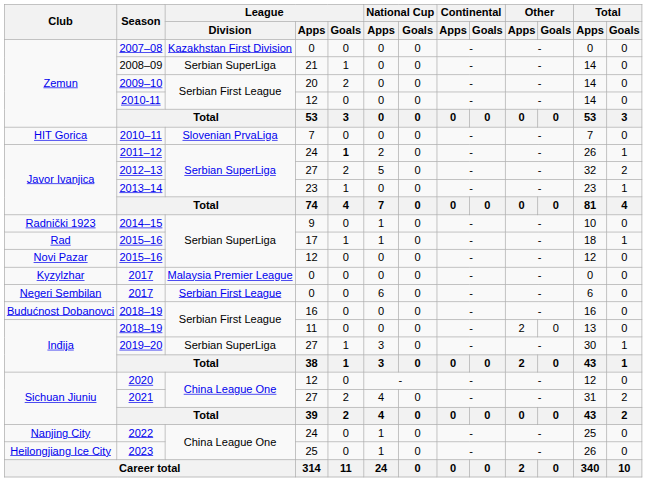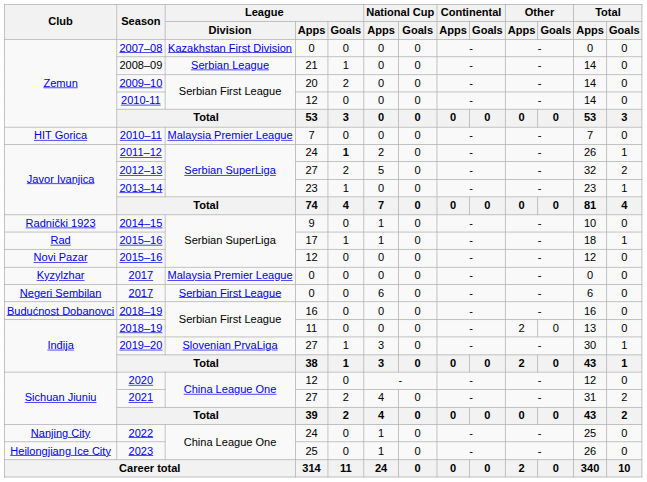(230, 65) Serbian SuperLiga -> (230, 65) Serbian League
(230, 135) Slovenian PrvaLiga -> (230, 135) Malaysia Premier League
(230, 345) Serbian SuperLiga -> (230, 345) Slovenian PrvaLiga
